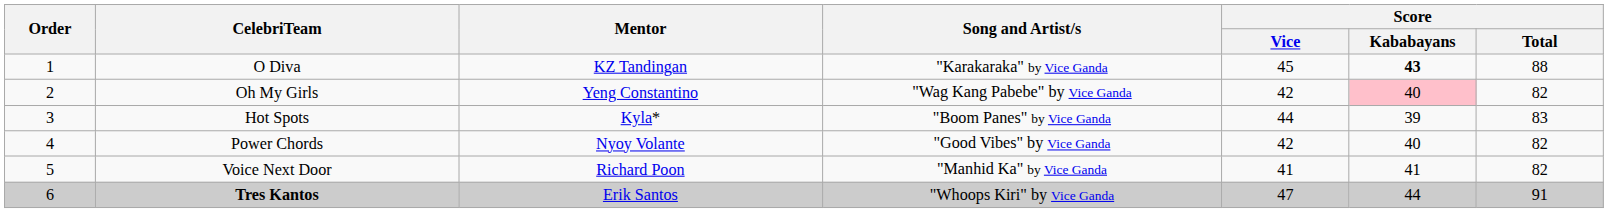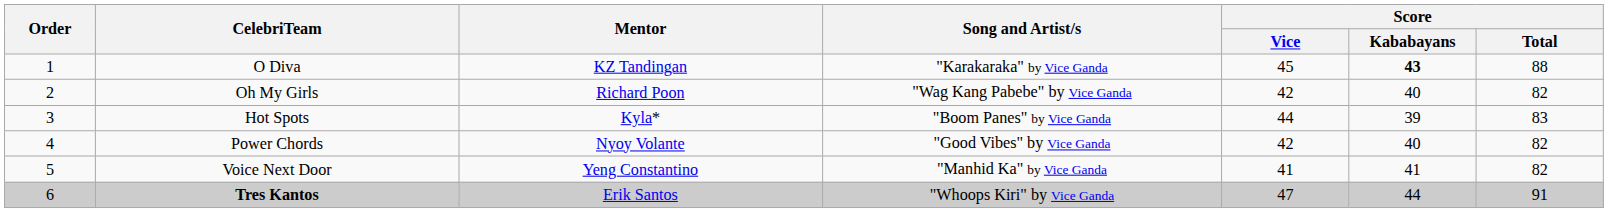(640, 92) Yeng Constantino -> (640, 92) Richard Poon
(1413, 92) pink background -> (1413, 92) no background
(640, 169) Richard Poon -> (640, 169) Yeng Constantino
